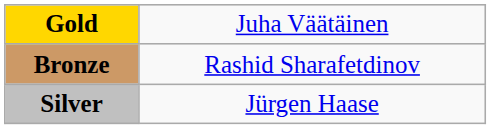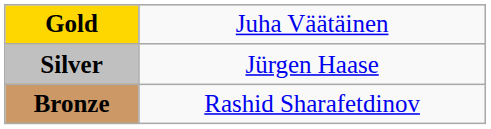rows swapped: (72, 103) <-> (72, 63)
